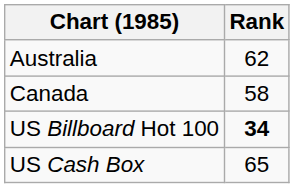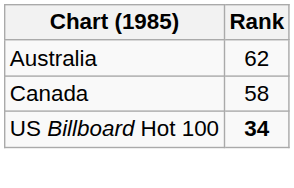- row: (77, 164)
